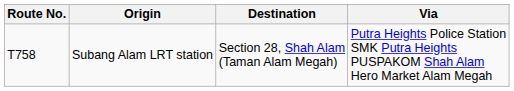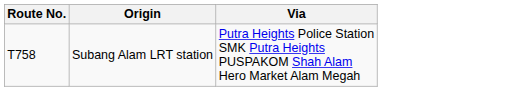- column: (282, 14)
